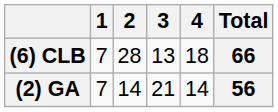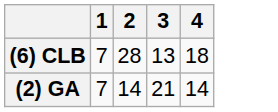- column: (244, 21)
